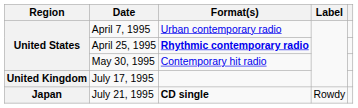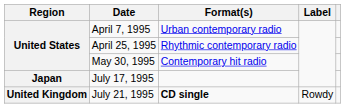(235, 45) bold -> (229, 45) normal
(47, 78) United Kingdom -> (47, 78) Japan
(47, 95) Japan -> (47, 95) United Kingdom
